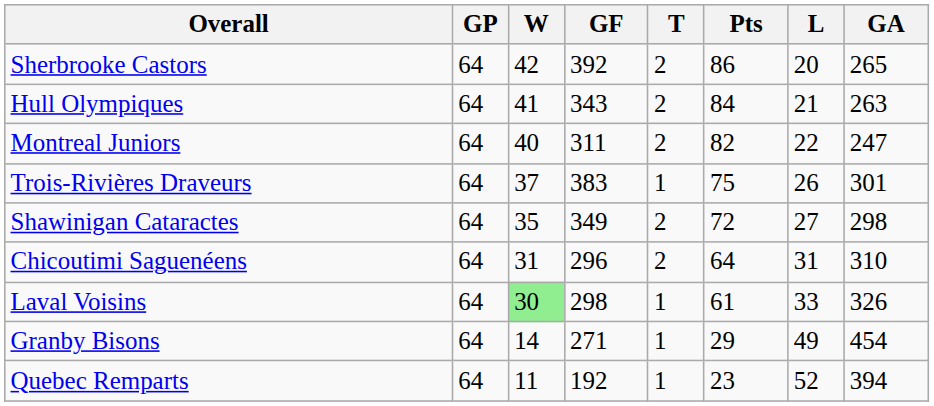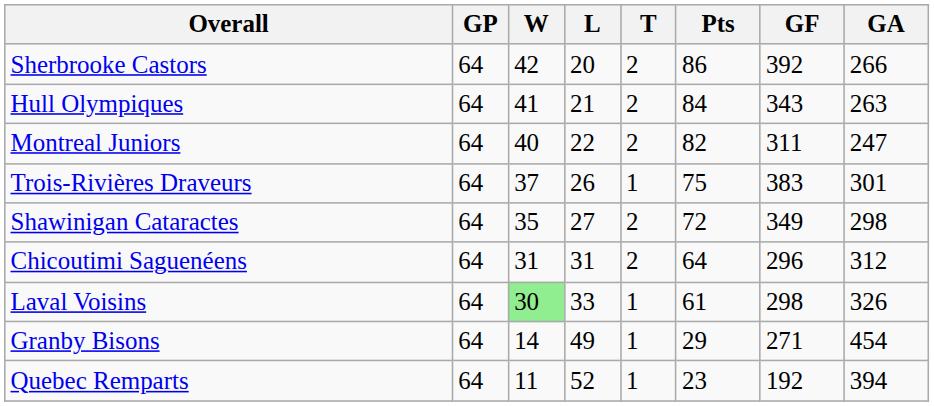columns swapped: (816, 24) <-> (606, 24)
(869, 63) 265 -> (869, 63) 266
(869, 261) 310 -> (869, 261) 312
